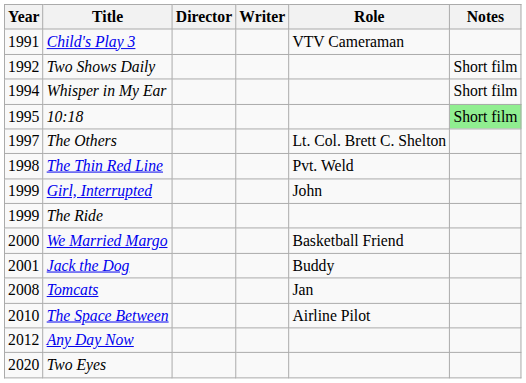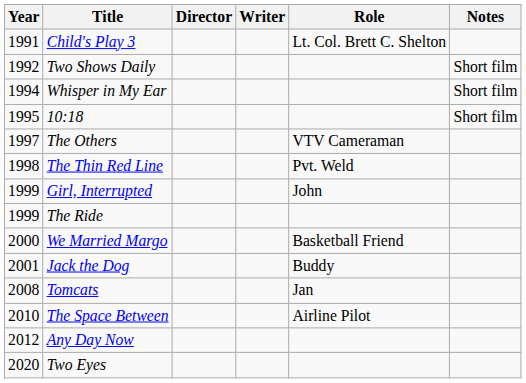(348, 41) VTV Cameraman -> (369, 41) Lt. Col. Brett C. Shelton
(485, 116) lightgreen background -> (485, 116) no background
(369, 141) Lt. Col. Brett C. Shelton -> (348, 141) VTV Cameraman
